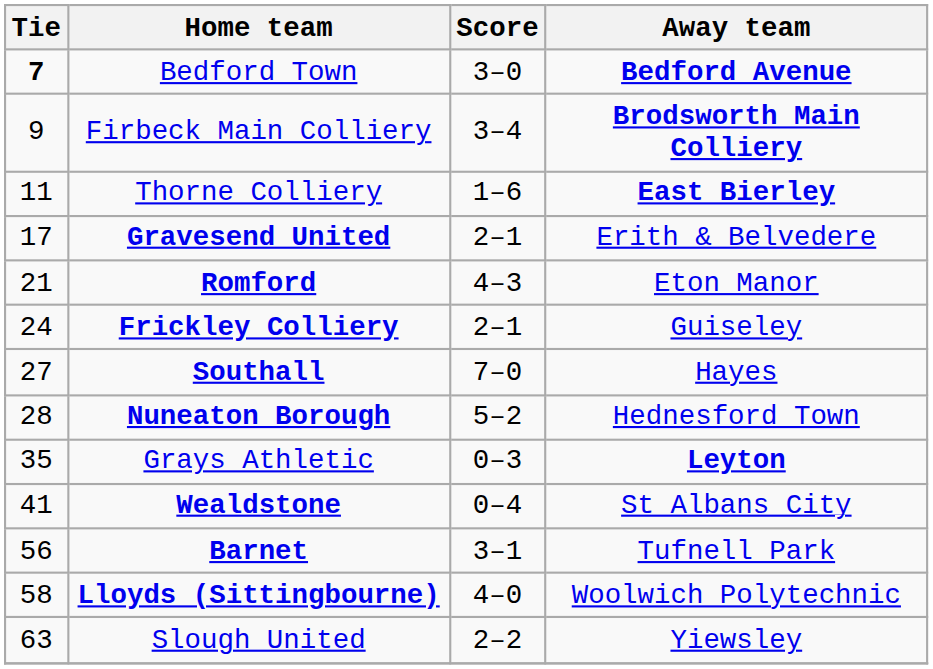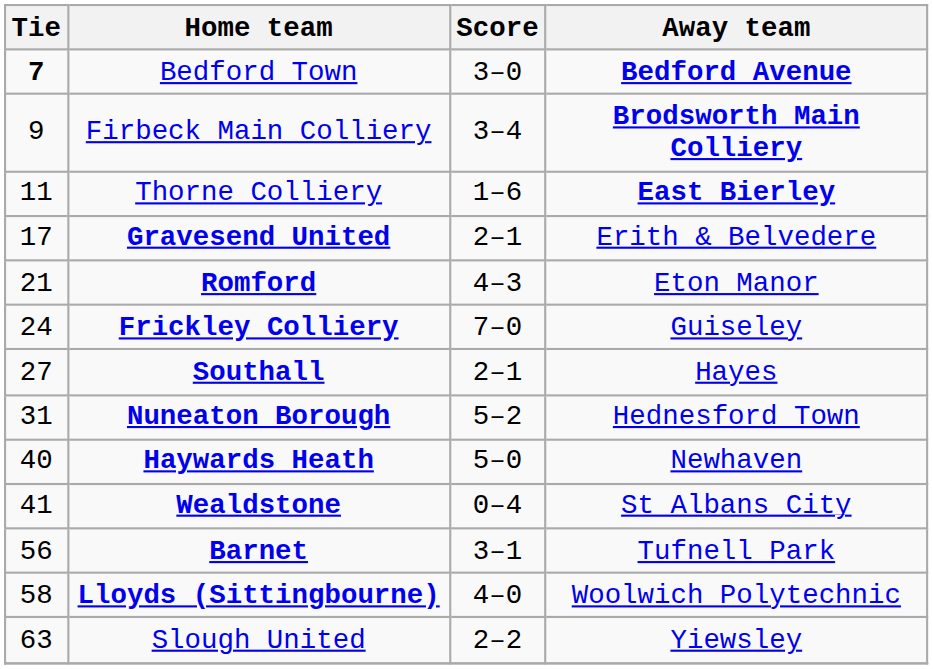(497, 327) 2–1 -> (497, 327) 7–0
(497, 372) 7–0 -> (497, 372) 2–1
(36, 417) 28 -> (36, 417) 31
- row: (259, 461)
+ row: (259, 461)
